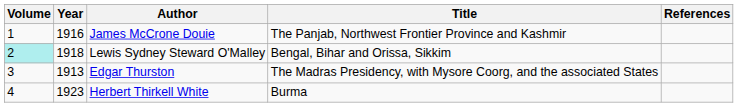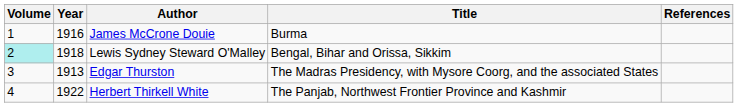(418, 33) The Panjab, Northwest Frontier Province and Kashmir -> (289, 33) Burma
(70, 92) 1923 -> (70, 92) 1922
(289, 92) Burma -> (418, 92) The Panjab, Northwest Frontier Province and Kashmir
